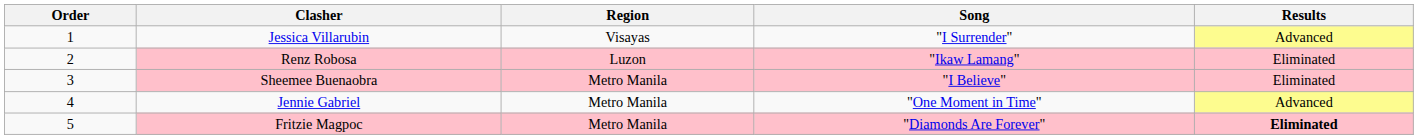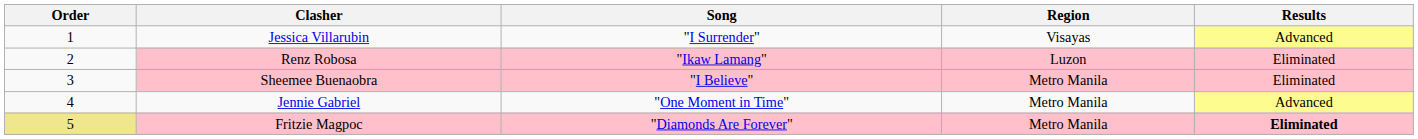columns swapped: (628, 15) <-> (974, 15)
(70, 124) no background -> (70, 124) khaki background
